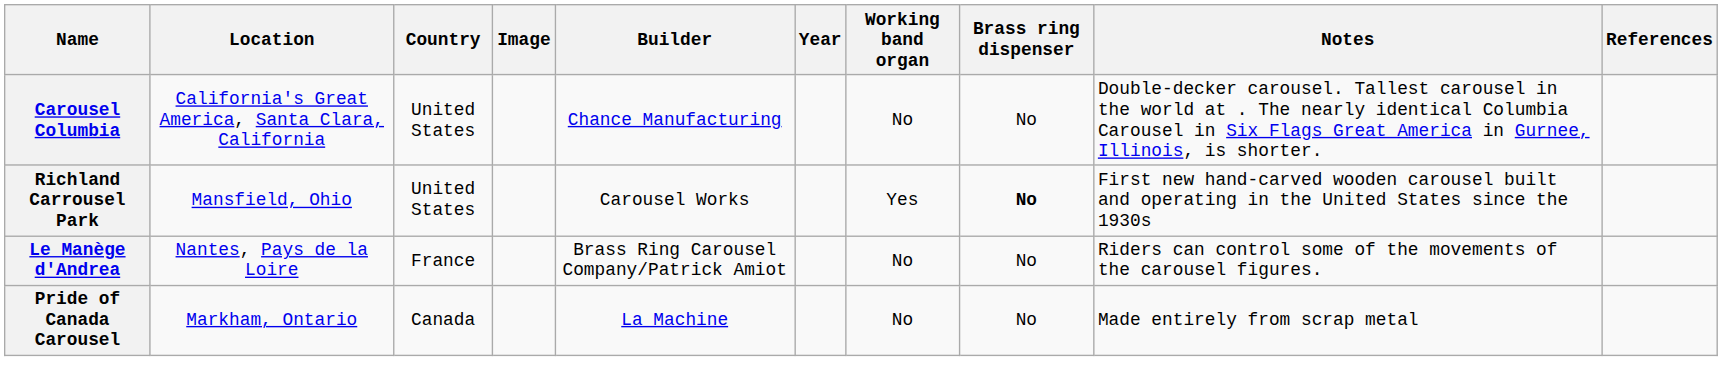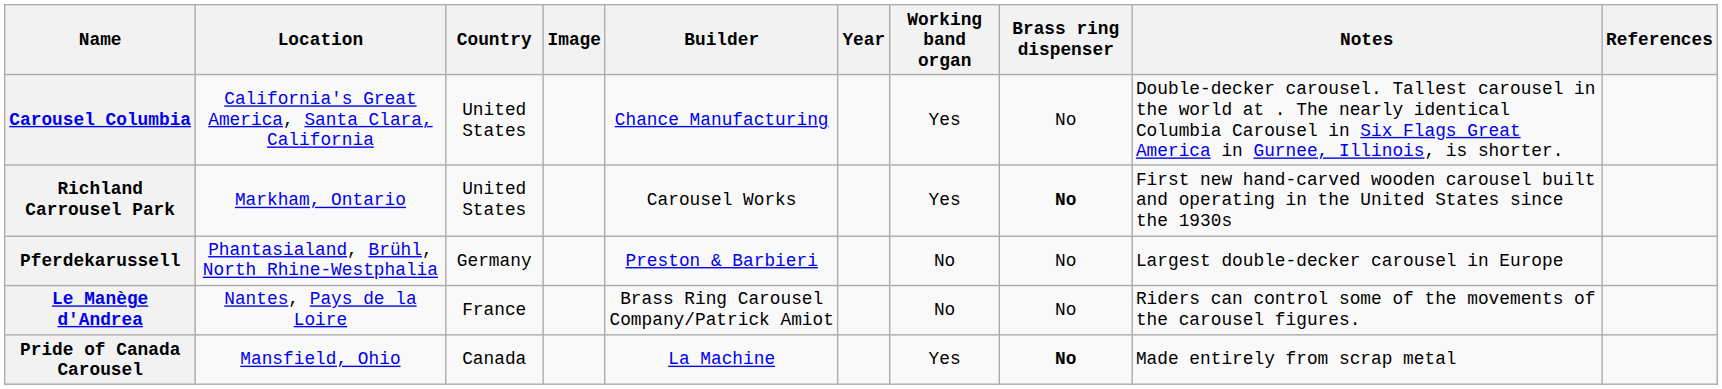(902, 120) No -> (945, 120) Yes
(272, 201) Mansfield, Ohio -> (320, 201) Markham, Ontario
+ row: (100, 260)
(272, 320) Markham, Ontario -> (320, 360) Mansfield, Ohio
(902, 320) No -> (945, 360) Yes
(1026, 320) normal -> (1066, 360) bold
